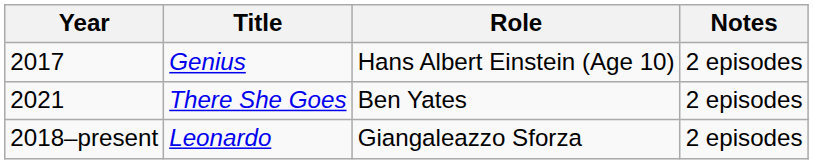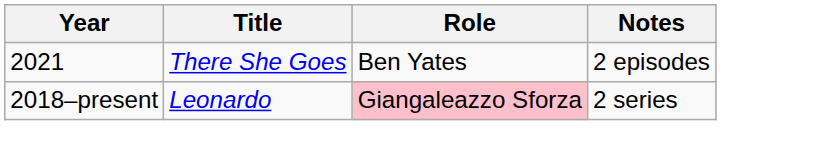- row: (208, 61)
(470, 138) no background -> (470, 100) pink background
(744, 138) 2 episodes -> (635, 100) 2 series
